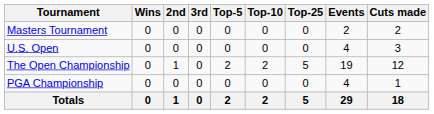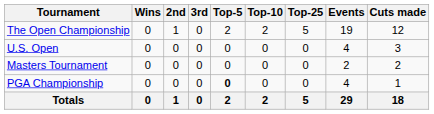rows swapped: (57, 30) <-> (68, 65)
(228, 83) normal -> (228, 83) bold
